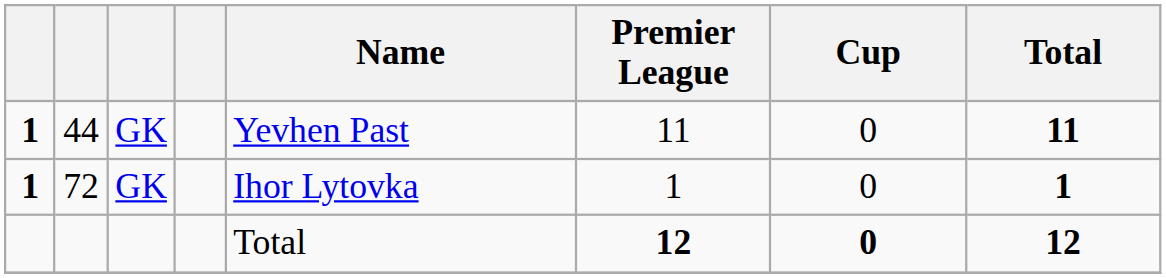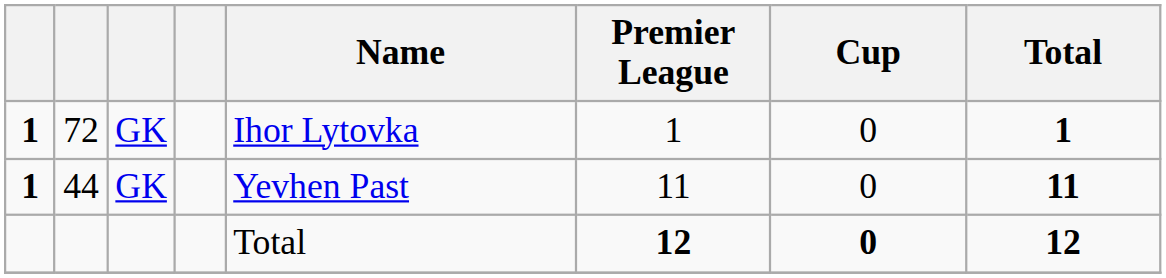rows swapped: (30, 129) <-> (30, 186)
